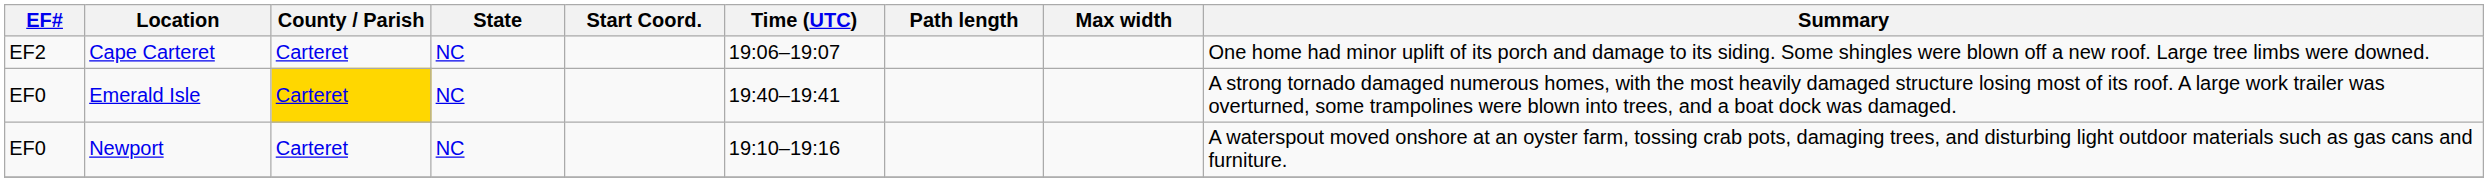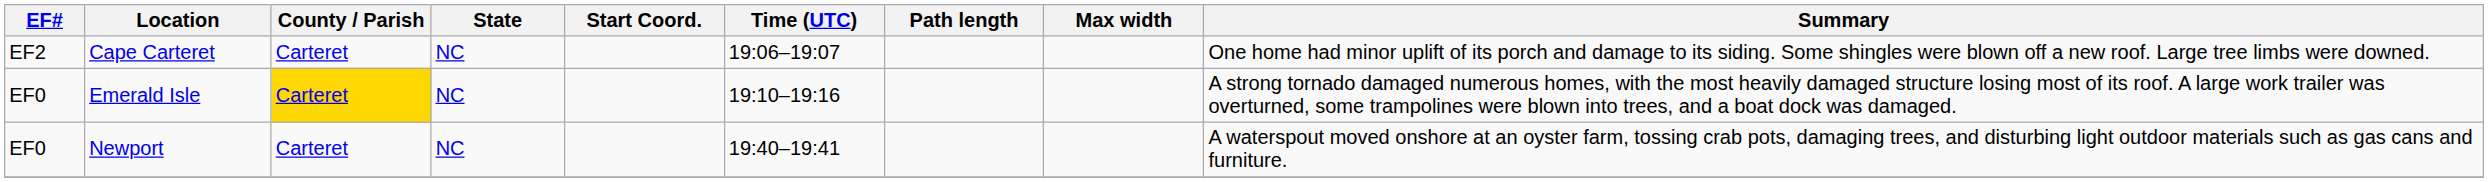(784, 95) 19:40–19:41 -> (784, 95) 19:10–19:16
(784, 149) 19:10–19:16 -> (784, 149) 19:40–19:41
